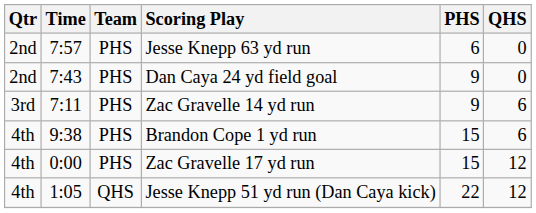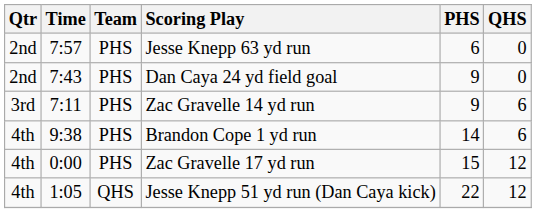(470, 134) 15 -> (470, 134) 14
